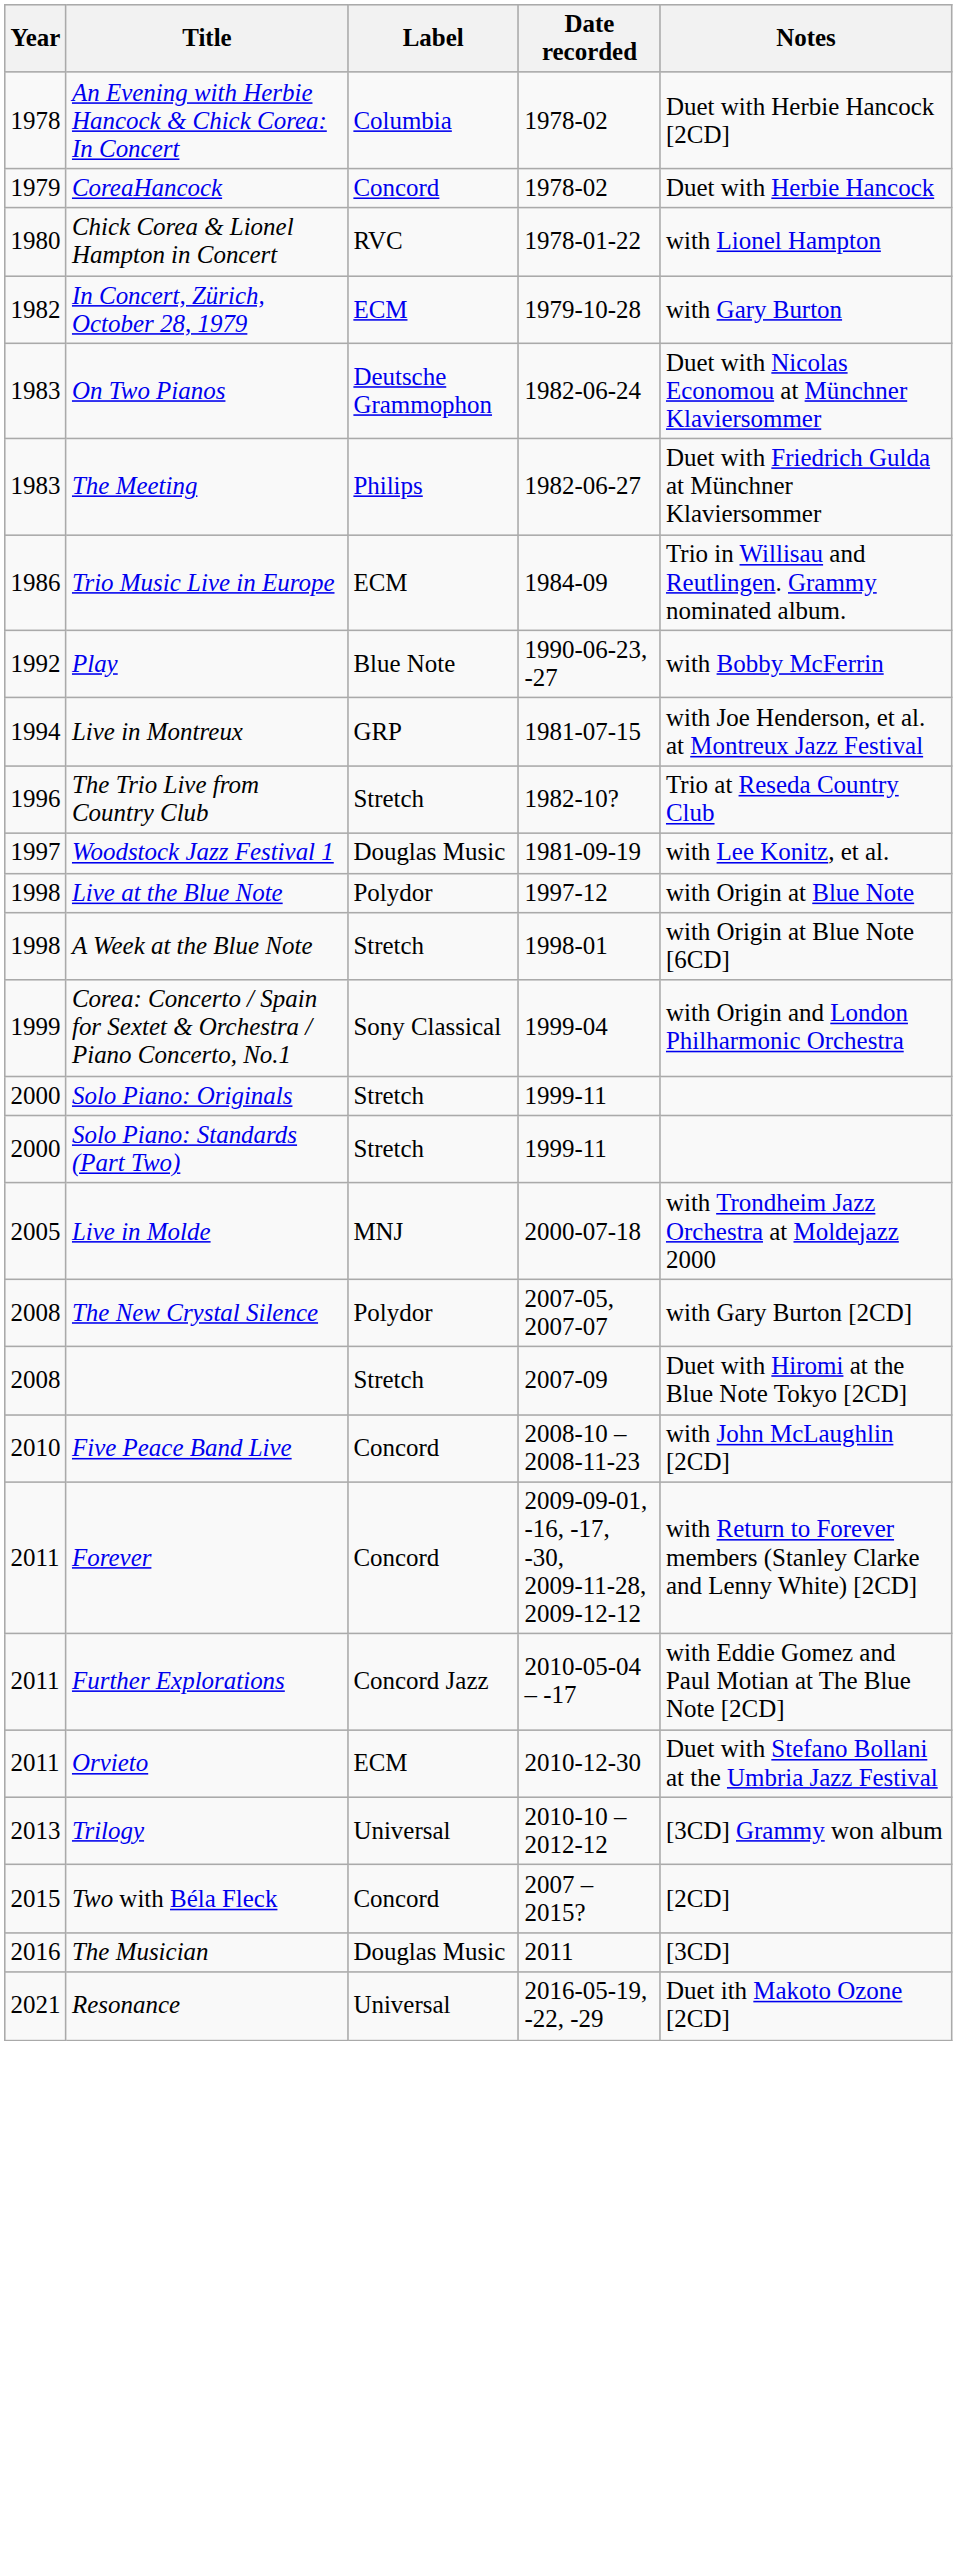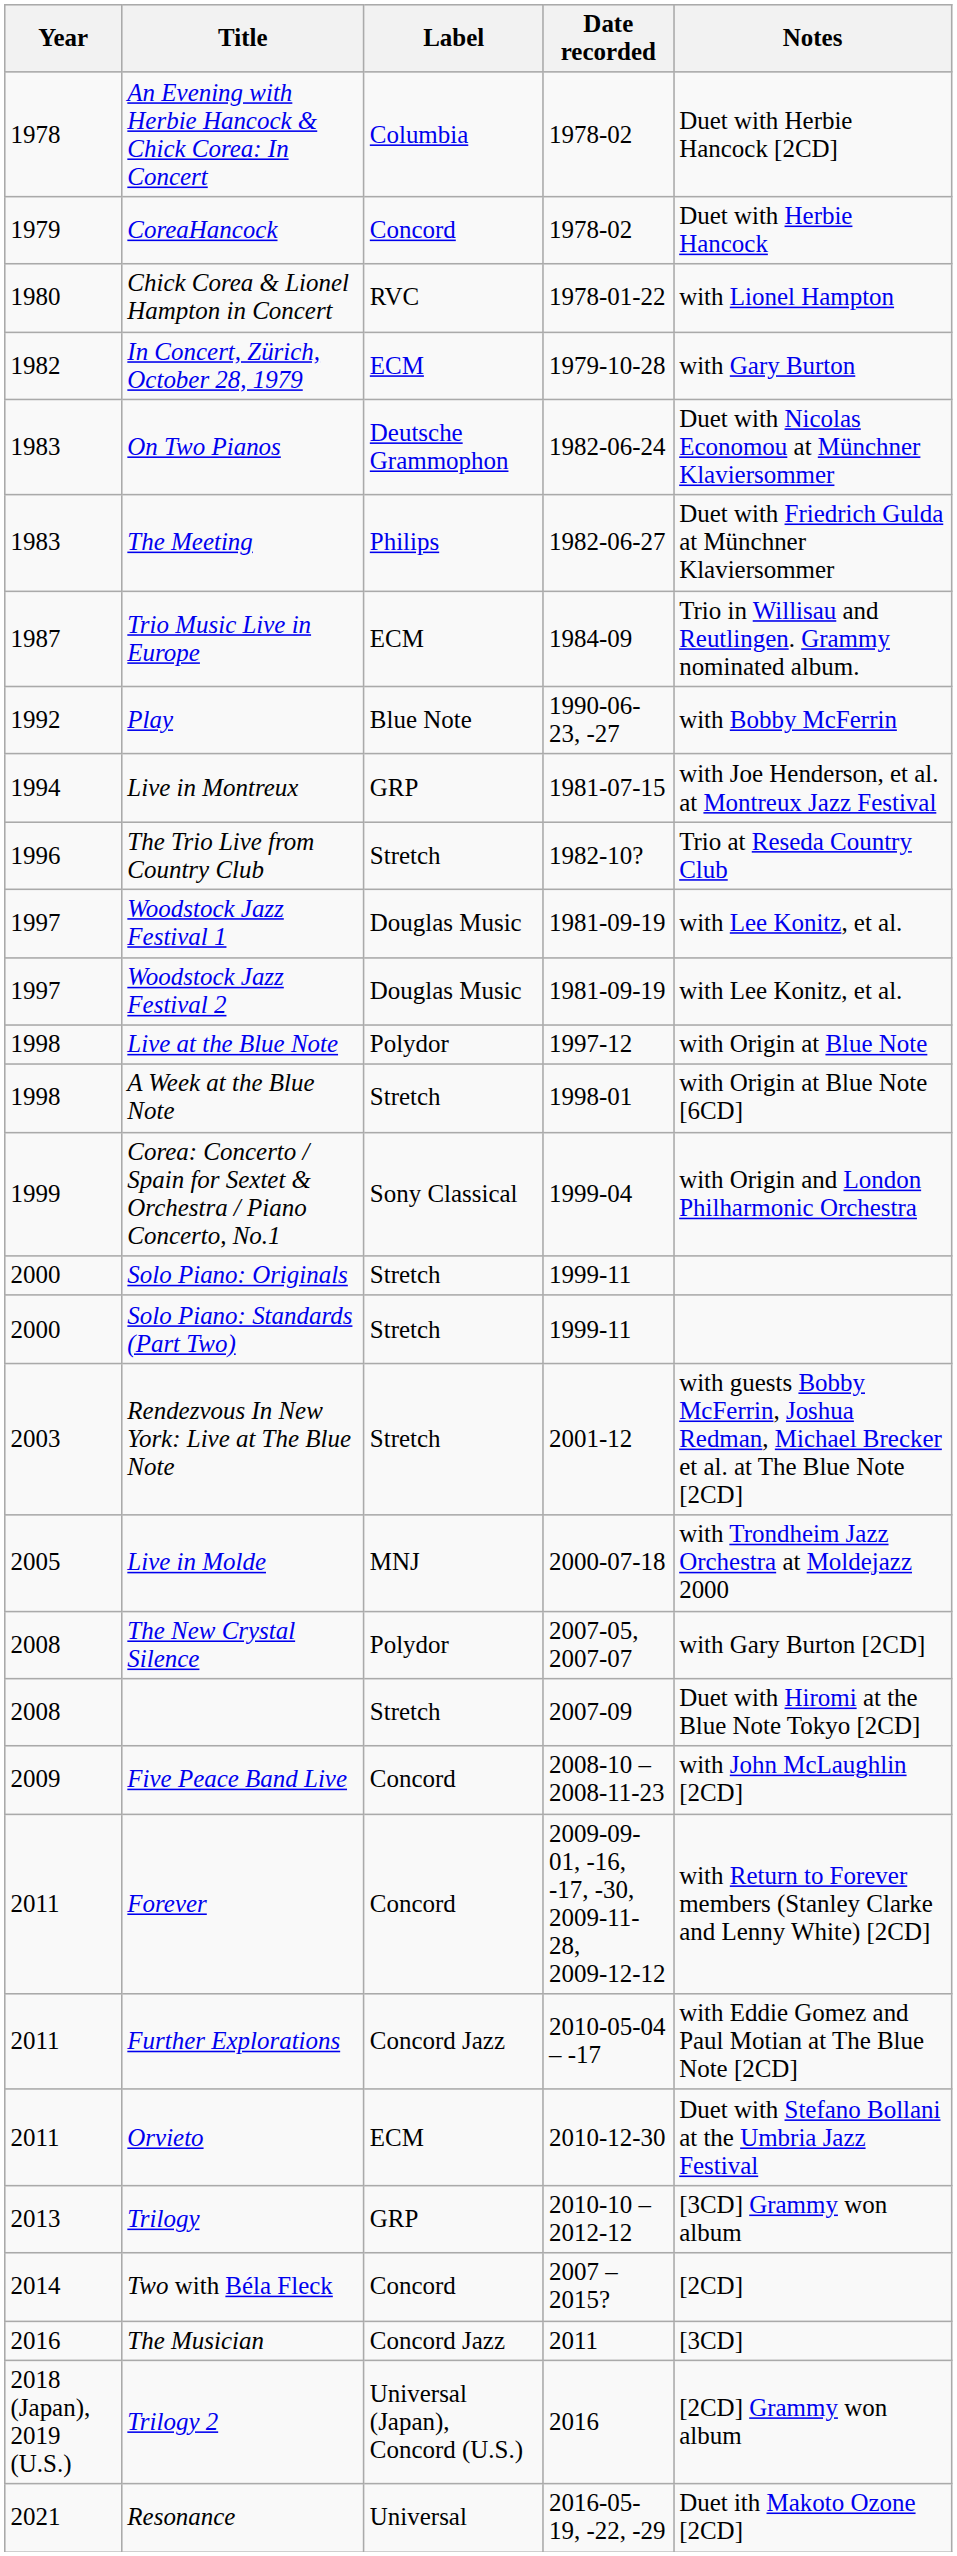(35, 582) 1986 -> (35, 638) 1987
+ row: (206, 990)
+ row: (239, 1438)
(35, 1447) 2010 -> (35, 1779) 2009
(402, 1830) Universal -> (394, 2218) GRP
(35, 1898) 2015 -> (35, 2286) 2014
(429, 1952) Douglas Music -> (437, 2340) Concord Jazz
+ row: (173, 2421)
